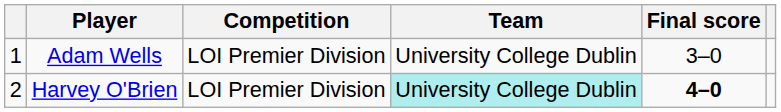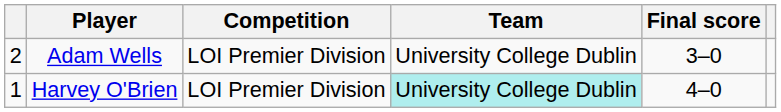(16, 55) 1 -> (16, 55) 2
(16, 90) 2 -> (16, 90) 1
(704, 90) bold -> (704, 90) normal
